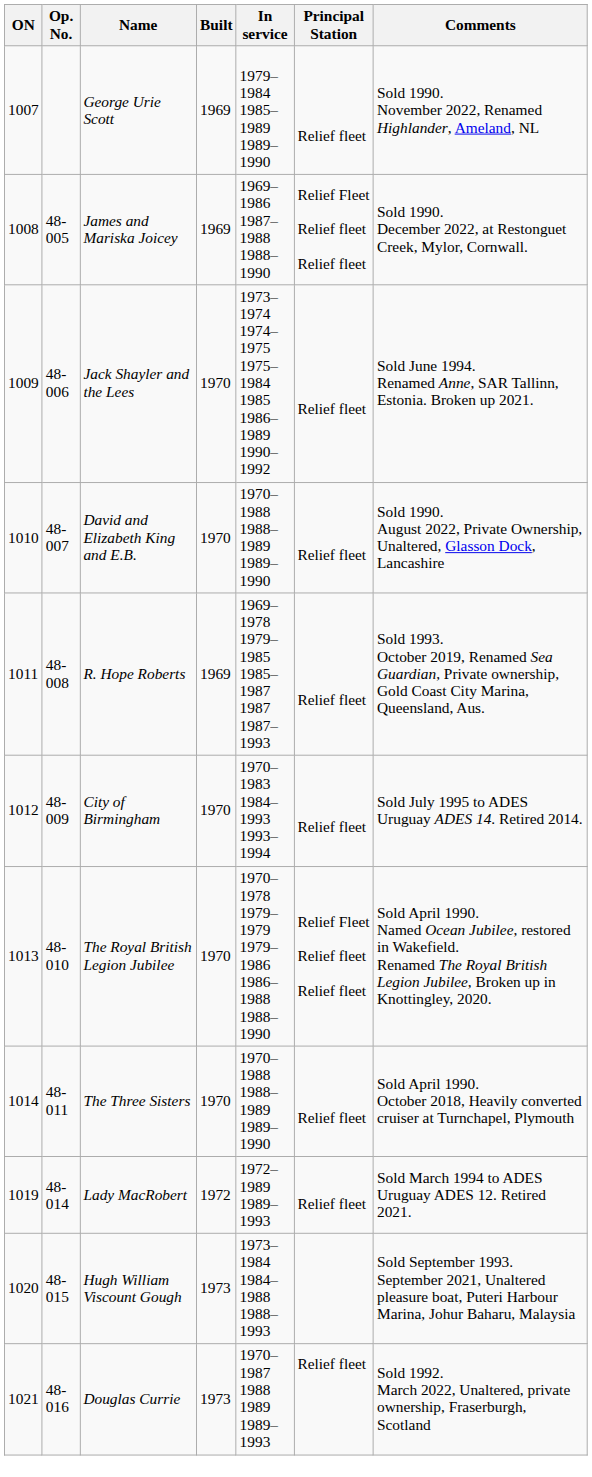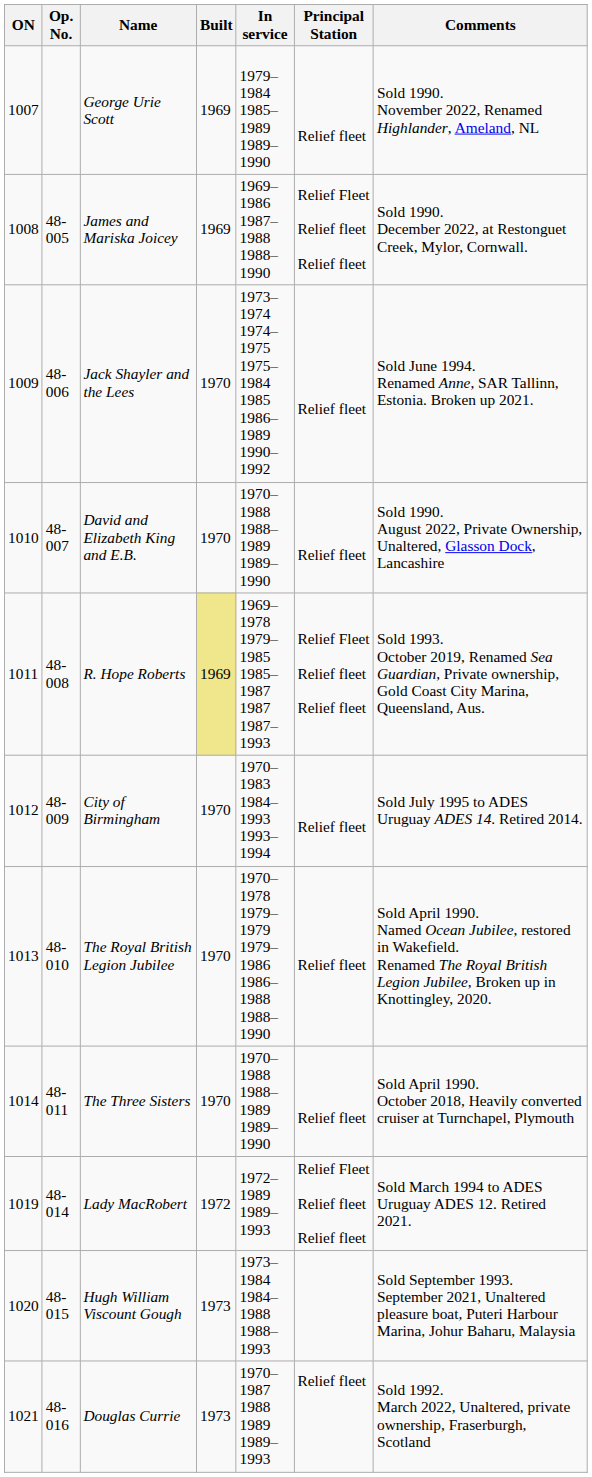(215, 674) no background -> (215, 674) khaki background
(332, 700) Relief fleet -> (334, 674) Relief Fleet Relief fleet Relief fleet
(334, 956) Relief Fleet Relief fleet Relief fleet -> (332, 964) Relief fleet
(332, 1203) Relief fleet -> (334, 1203) Relief Fleet Relief fleet Relief fleet
